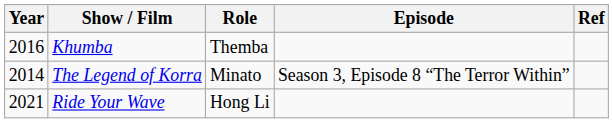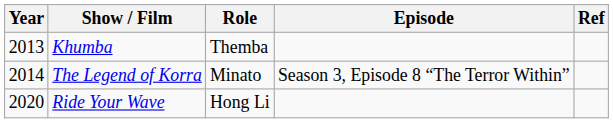(26, 46) 2016 -> (26, 46) 2013
(26, 103) 2021 -> (26, 103) 2020
